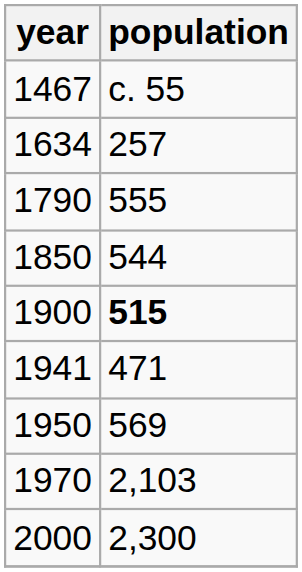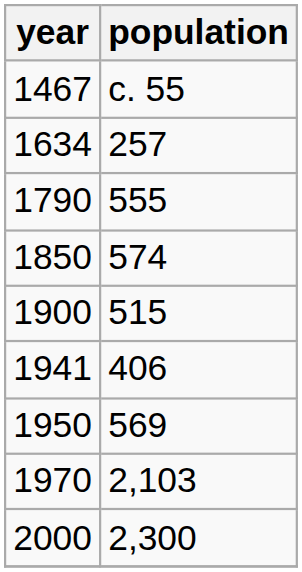(138, 256) 544 -> (138, 256) 574
(138, 312) bold -> (138, 312) normal
(138, 369) 471 -> (138, 369) 406
